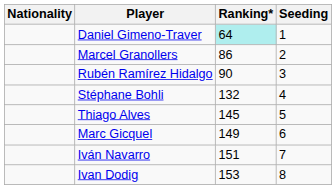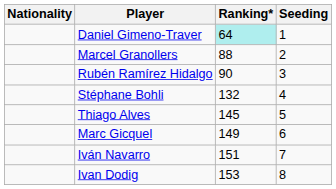(226, 54) 86 -> (226, 54) 88
